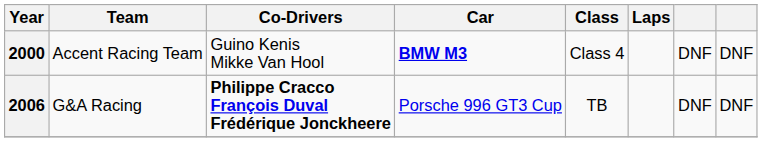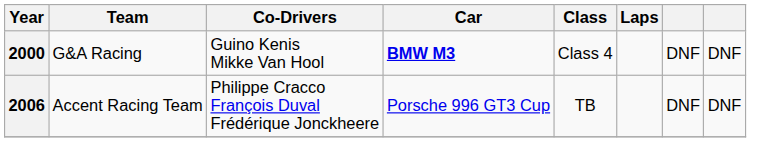(128, 53) Accent Racing Team -> (97, 53) G&A Racing
(97, 106) G&A Racing -> (128, 106) Accent Racing Team
(301, 106) bold -> (295, 106) normal
